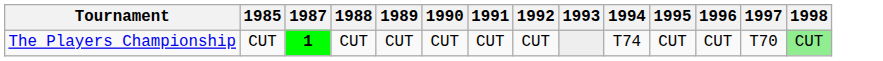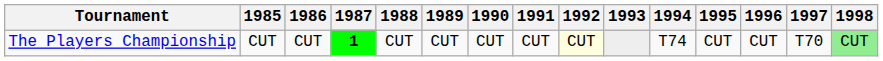+ column: (308, 18)
(536, 43) no background -> (581, 43) lightyellow background
